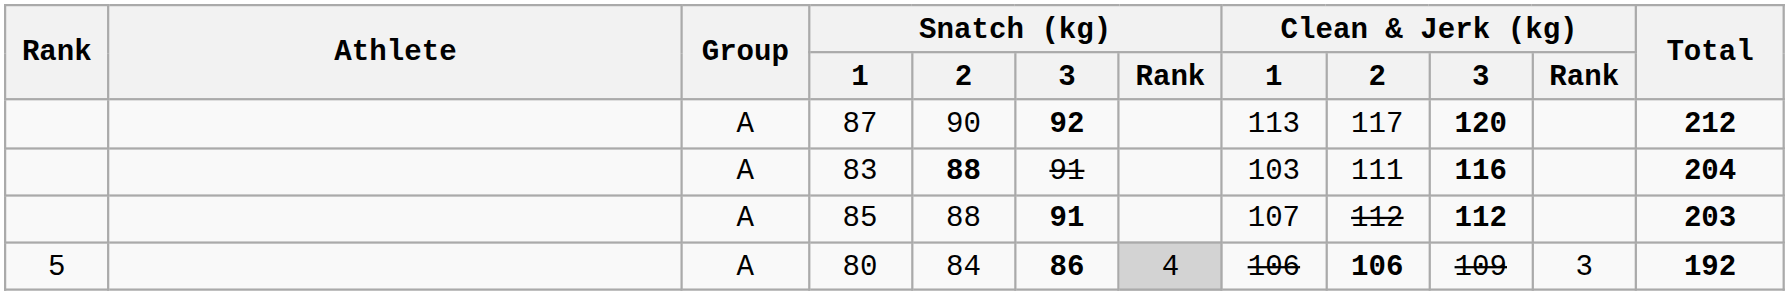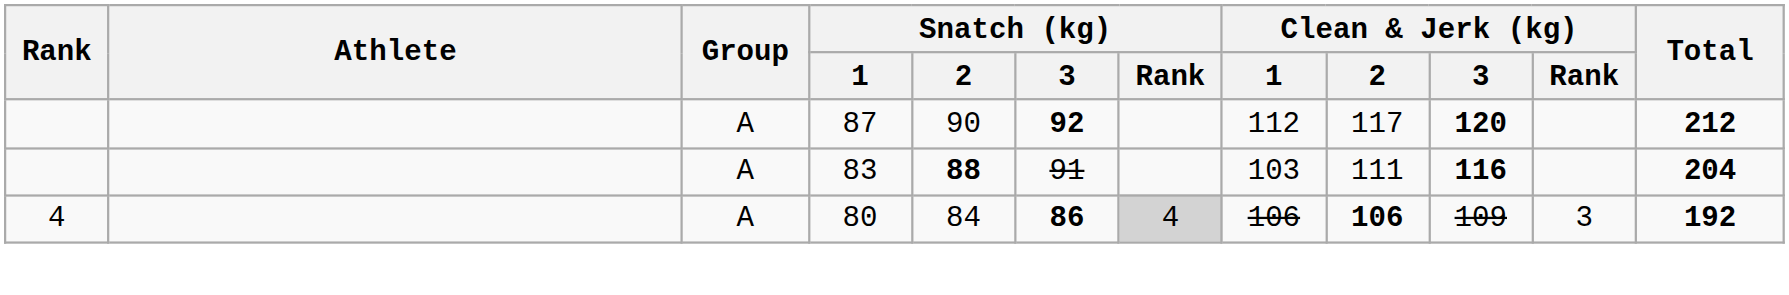(1274, 124) 113 -> (1274, 124) 112
- row: (860, 219)
(57, 266) 5 -> (57, 219) 4
